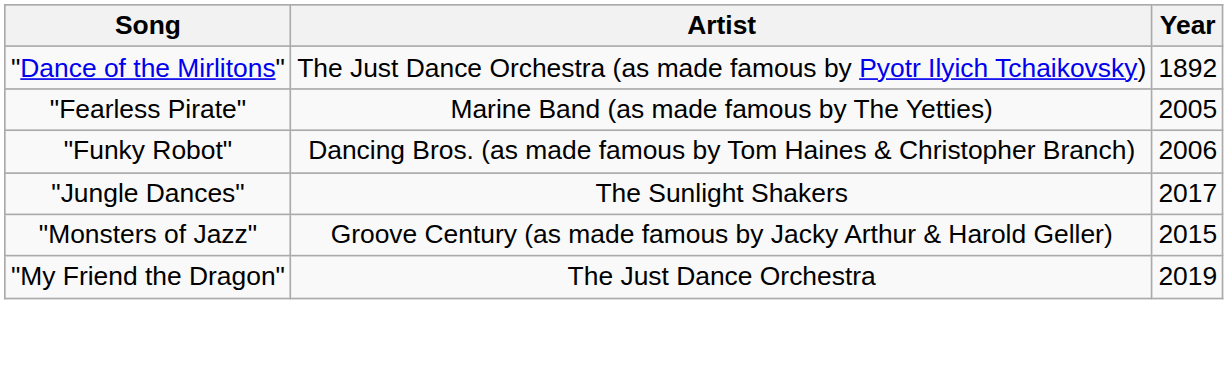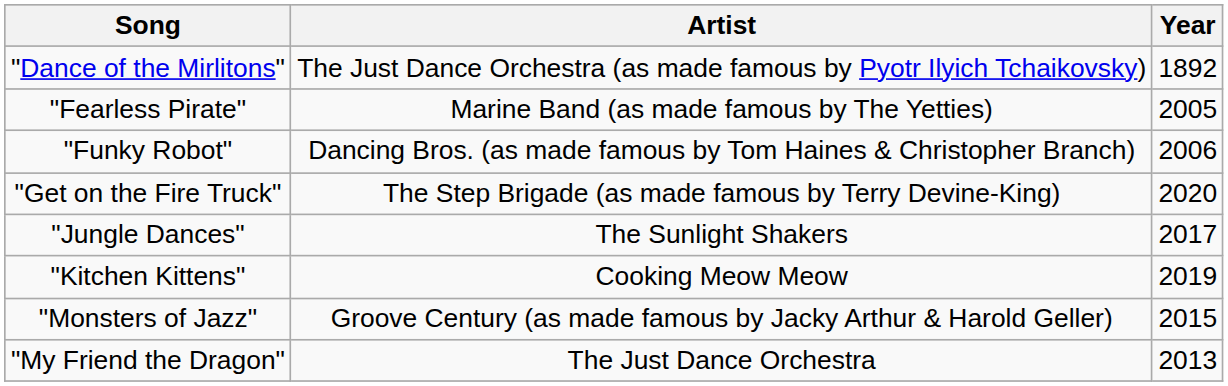+ row: (148, 192)
+ row: (148, 276)
(1188, 276) 2019 -> (1188, 360) 2013
